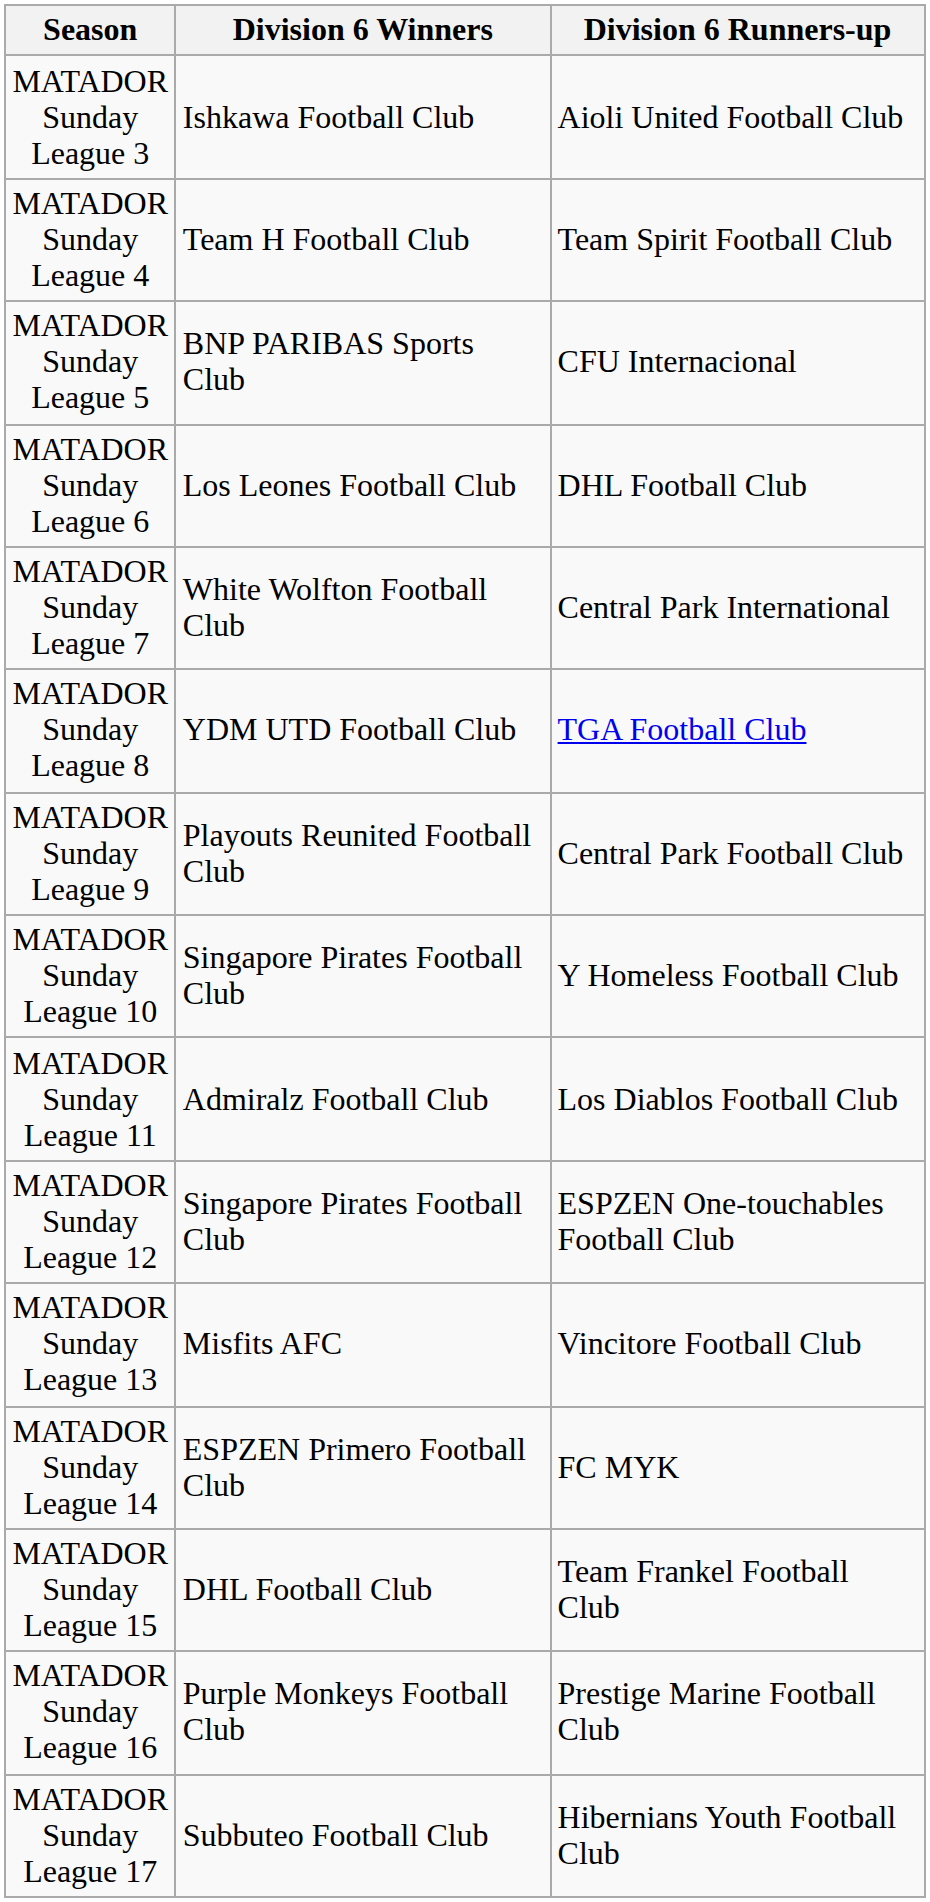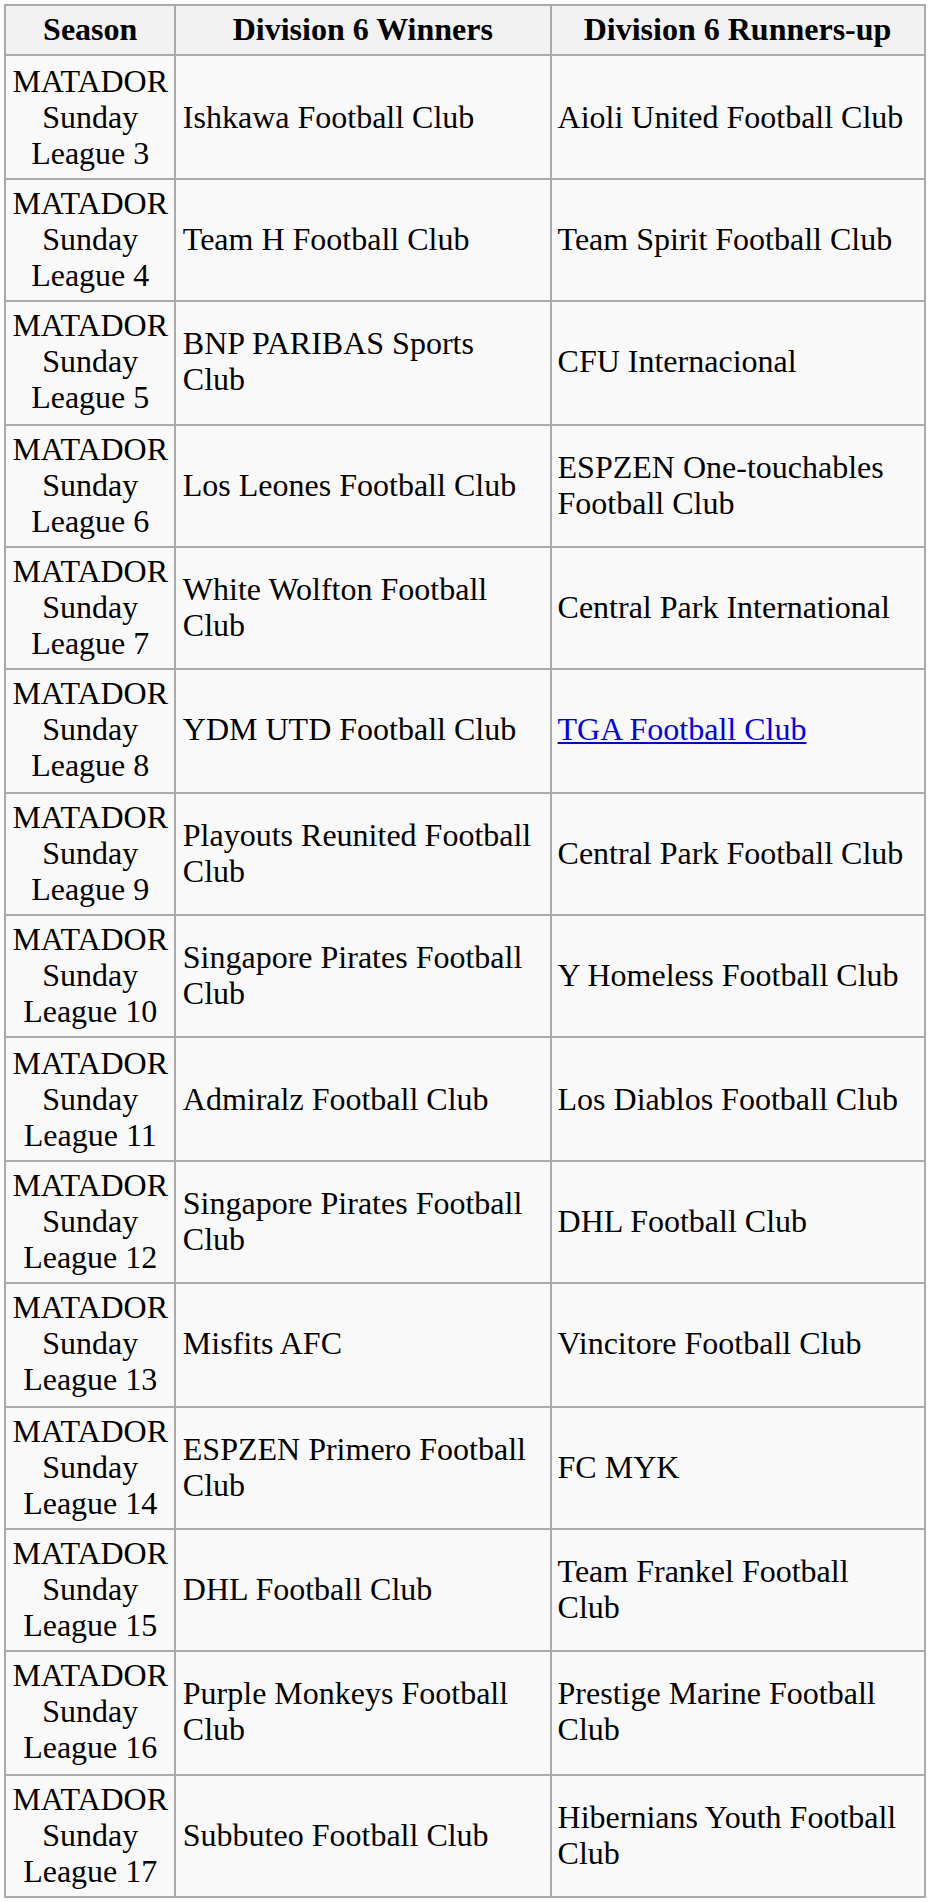(682, 484) DHL Football Club -> (721, 484) ESPZEN One-touchables Football Club
(721, 1221) ESPZEN One-touchables Football Club -> (682, 1221) DHL Football Club
